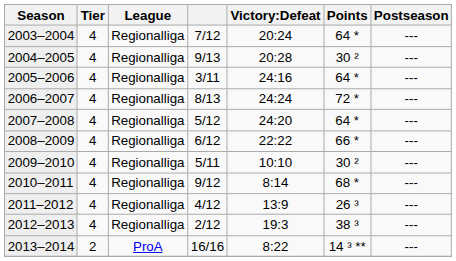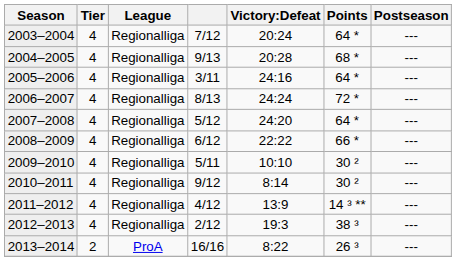(347, 57) 30 ² -> (347, 57) 68 *
(347, 183) 68 * -> (347, 183) 30 ²
(347, 204) 26 ³ -> (347, 204) 14 ³ **
(347, 246) 14 ³ ** -> (347, 246) 26 ³
